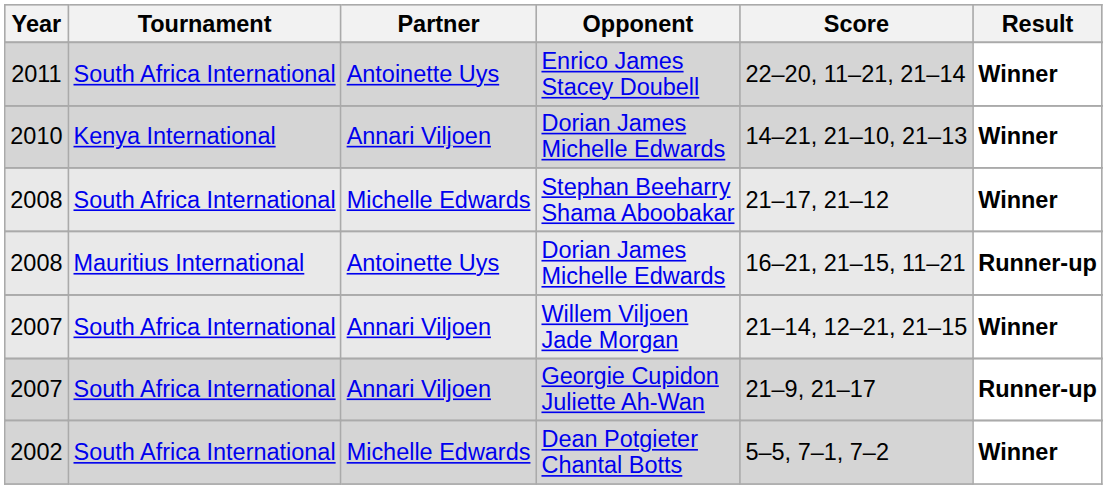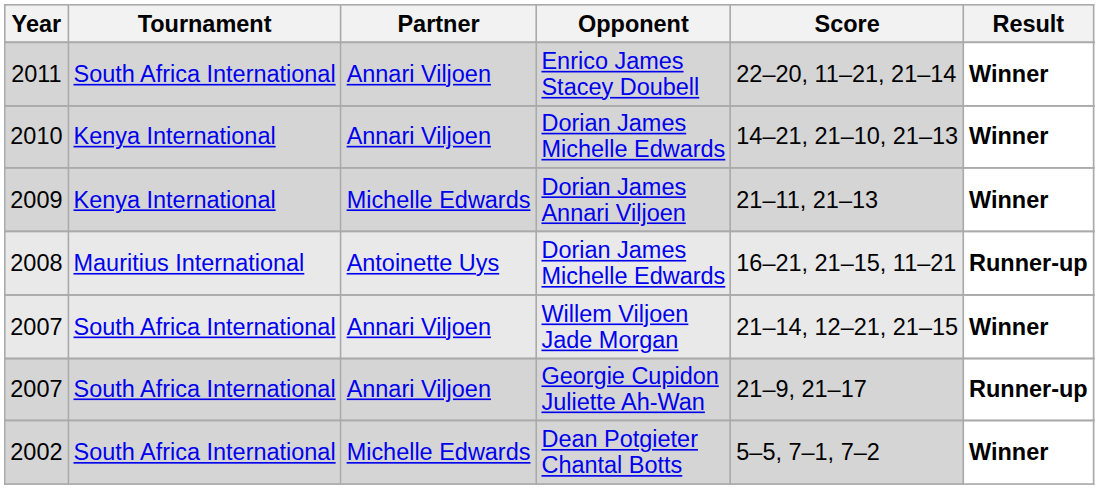(423, 74) Antoinette Uys -> (419, 74) Annari Viljoen
+ row: (36, 200)
- row: (36, 200)
